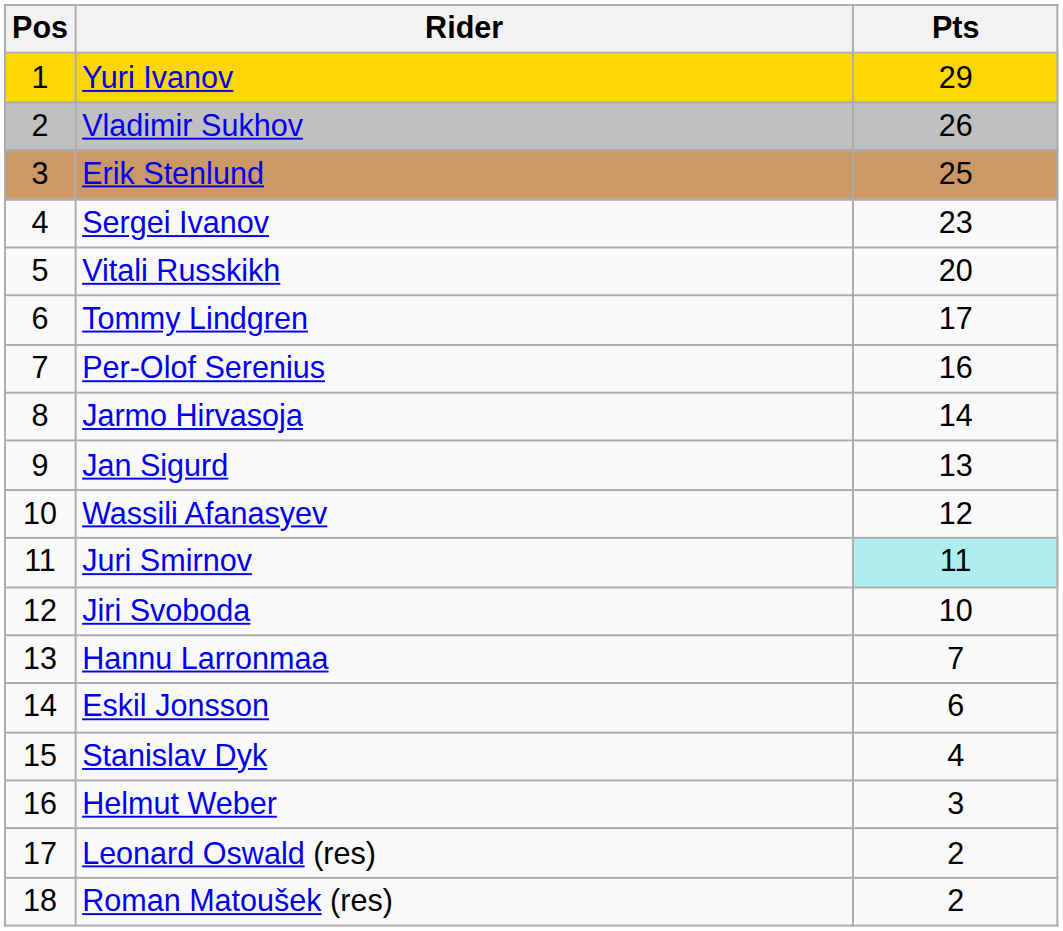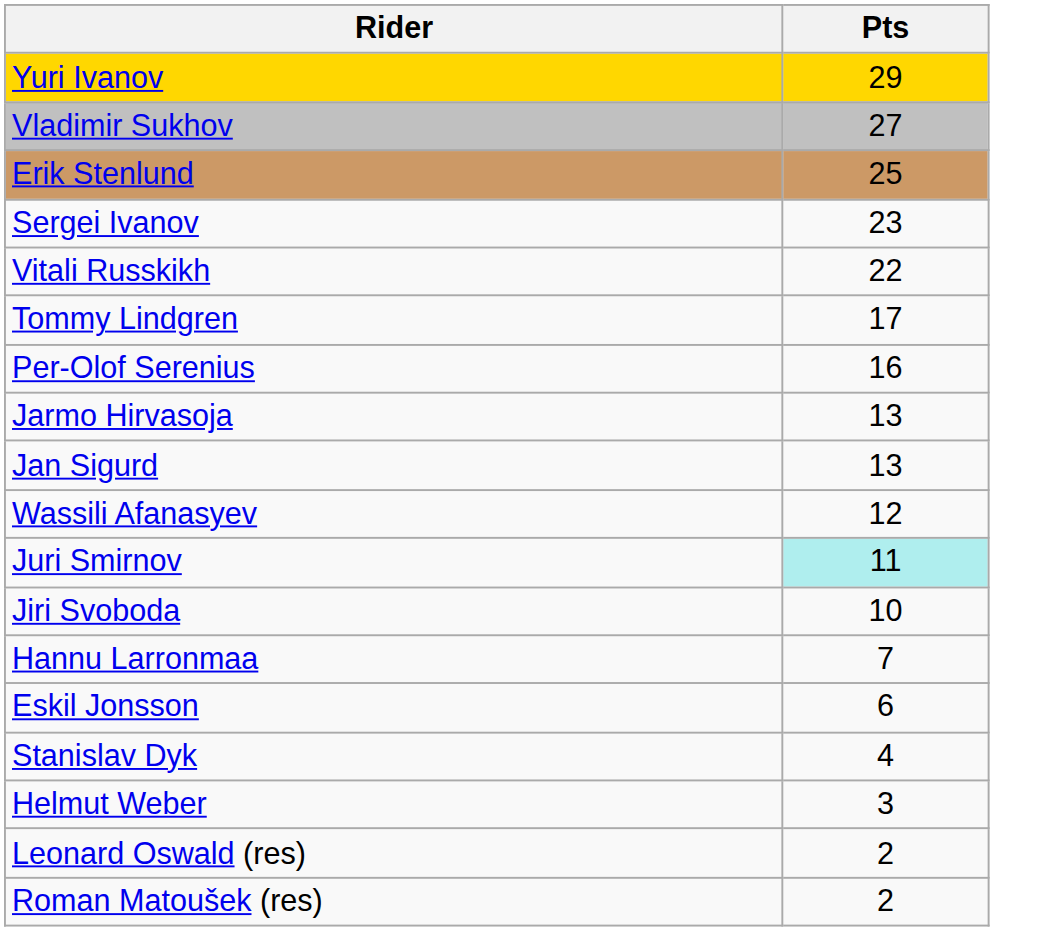- column: (40, 28)
(956, 125) 26 -> (886, 125) 27
(956, 271) 20 -> (886, 271) 22
(956, 416) 14 -> (886, 416) 13
